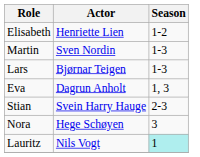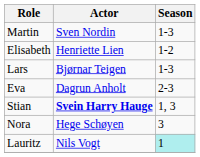rows swapped: (23, 50) <-> (29, 32)
(160, 87) 1, 3 -> (166, 87) 2-3
(101, 106) normal -> (104, 106) bold
(159, 106) 2-3 -> (167, 106) 1, 3
